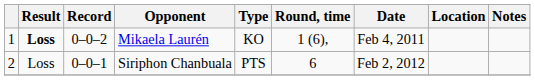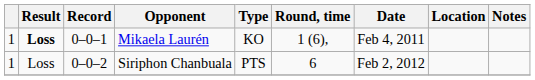(89, 40) 0–0–2 -> (89, 40) 0–0–1
(11, 63) 2 -> (11, 63) 1
(89, 63) 0–0–1 -> (89, 63) 0–0–2
